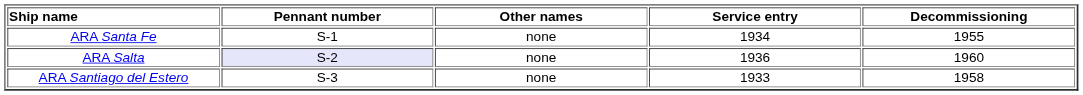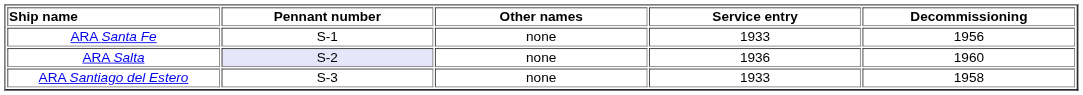(755, 37) 1934 -> (755, 37) 1933
(969, 37) 1955 -> (969, 37) 1956
